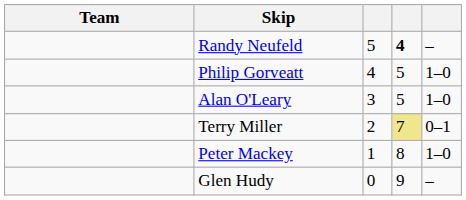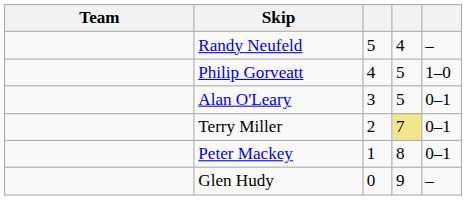(400, 45) bold -> (400, 45) normal
(438, 99) 1–0 -> (438, 99) 0–1
(438, 153) 1–0 -> (438, 153) 0–1
